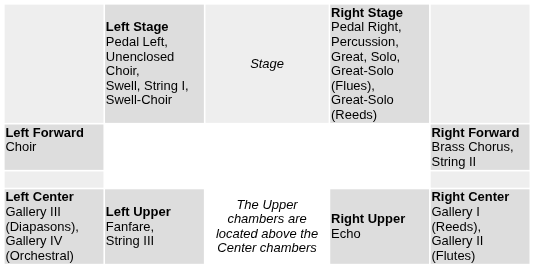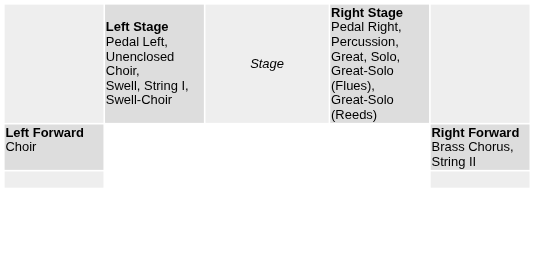- row: (42, 226)
